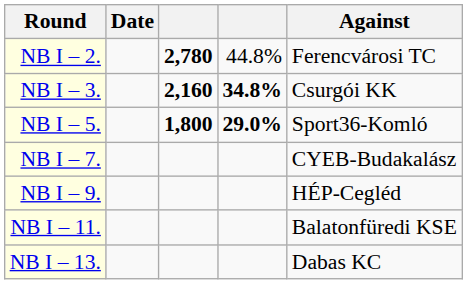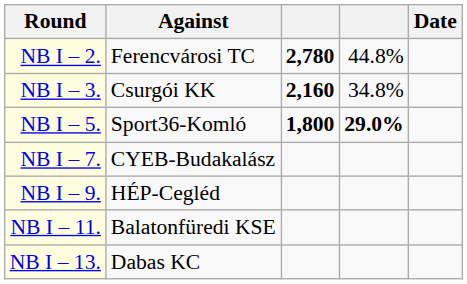columns swapped: (374, 21) <-> (132, 21)
(252, 90) bold -> (376, 90) normal
